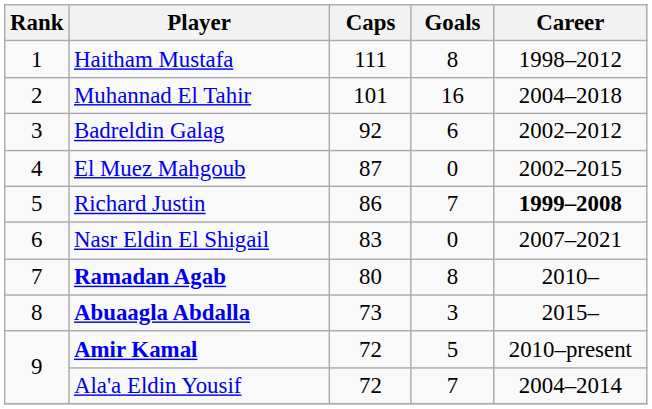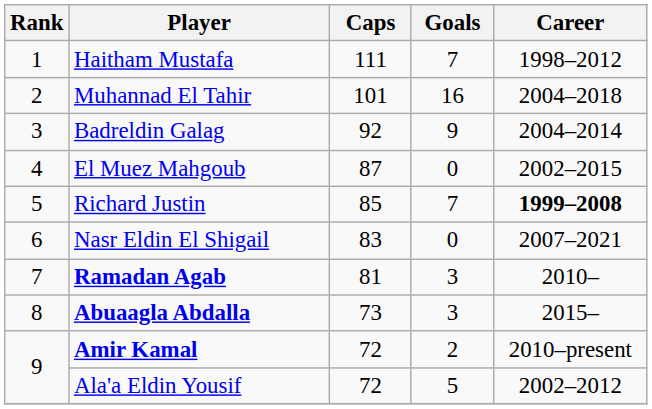(453, 58) 8 -> (453, 58) 7
(453, 131) 6 -> (453, 131) 9
(570, 131) 2002–2012 -> (570, 131) 2004–2014
(371, 204) 86 -> (371, 204) 85
(371, 276) 80 -> (371, 276) 81
(453, 276) 8 -> (453, 276) 3
(453, 349) 5 -> (453, 349) 2
(453, 385) 7 -> (453, 385) 5
(570, 385) 2004–2014 -> (570, 385) 2002–2012
